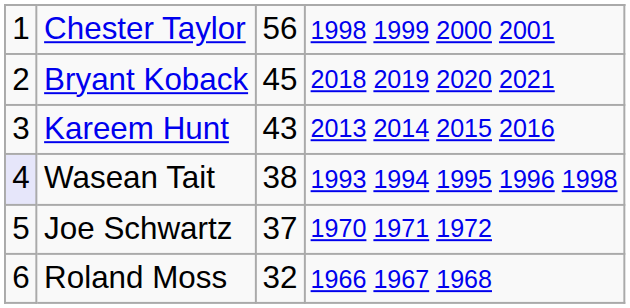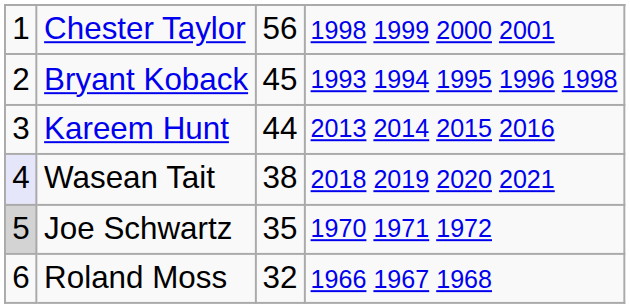(433, 80) 2018 2019 2020 2021 -> (464, 80) 1993 1994 1995 1996 1998
(280, 128) 43 -> (280, 128) 44
(464, 179) 1993 1994 1995 1996 1998 -> (433, 179) 2018 2019 2020 2021
(21, 228) no background -> (21, 228) lightgrey background
(280, 228) 37 -> (280, 228) 35
